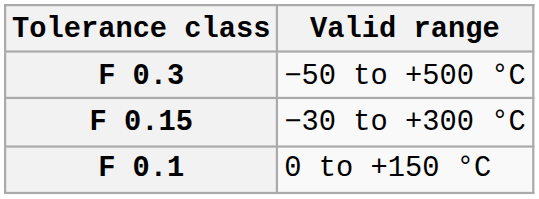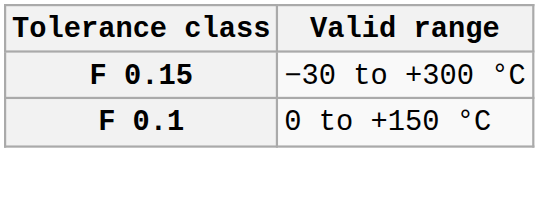- row: (141, 75)
